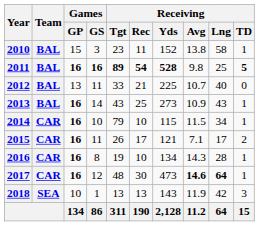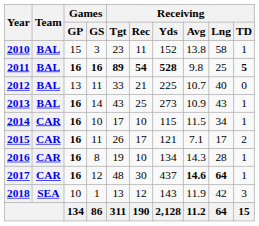(118, 121) 79 -> (118, 121) 17
(168, 175) 473 -> (168, 175) 437
(141, 193) 13 -> (141, 193) 12
